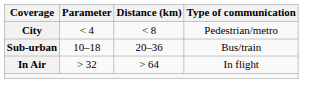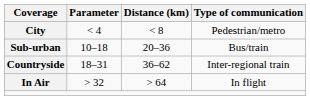+ row: (36, 64)
